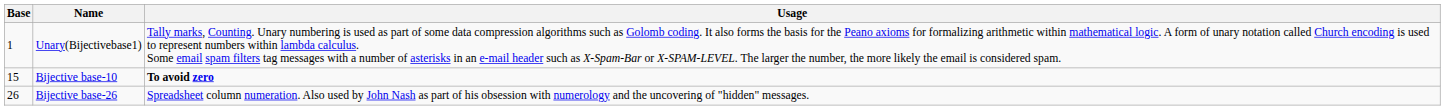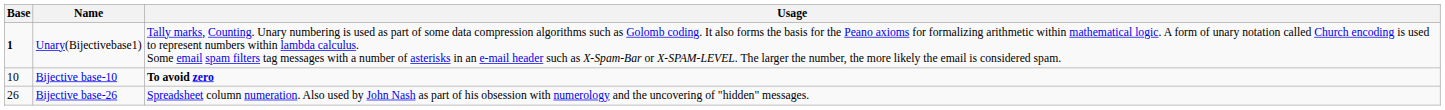(10, 45) normal -> (10, 45) bold
(13, 77) 15 -> (13, 77) 10
